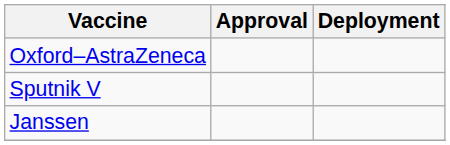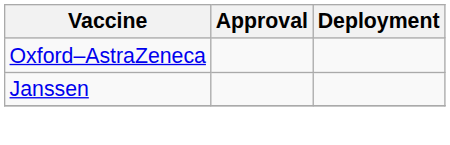- row: (55, 88)
